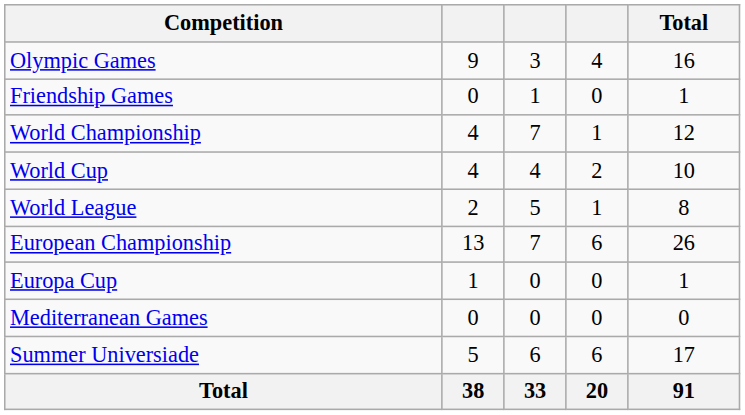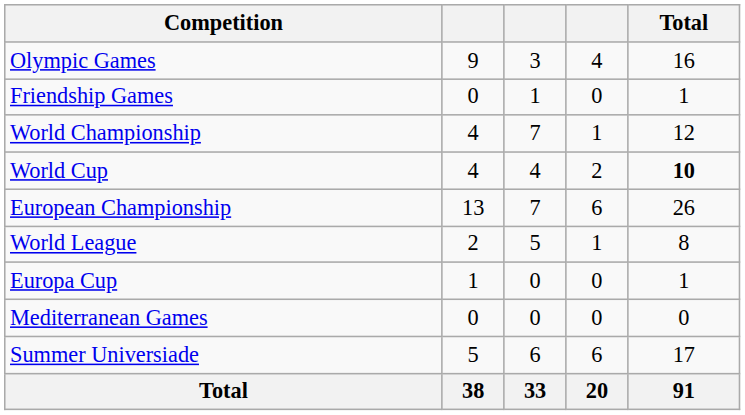(684, 170) normal -> (684, 170) bold
rows swapped: (73, 207) <-> (121, 244)
